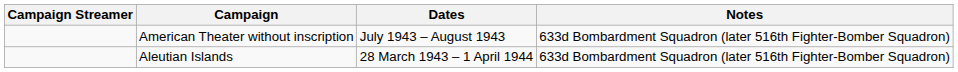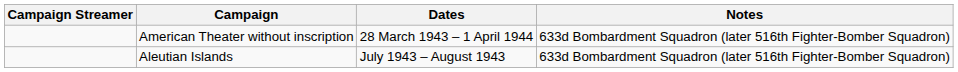(432, 36) July 1943 – August 1943 -> (446, 36) 28 March 1943 – 1 April 1944
(446, 57) 28 March 1943 – 1 April 1944 -> (432, 57) July 1943 – August 1943
